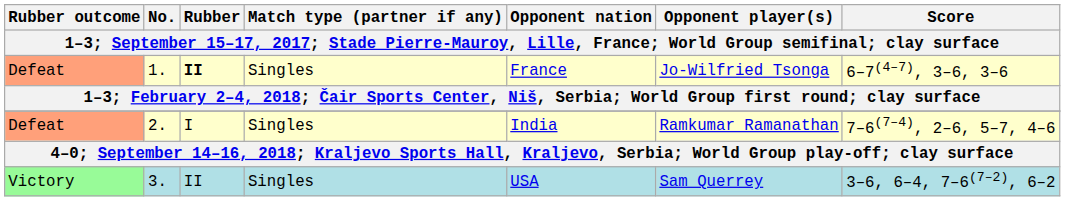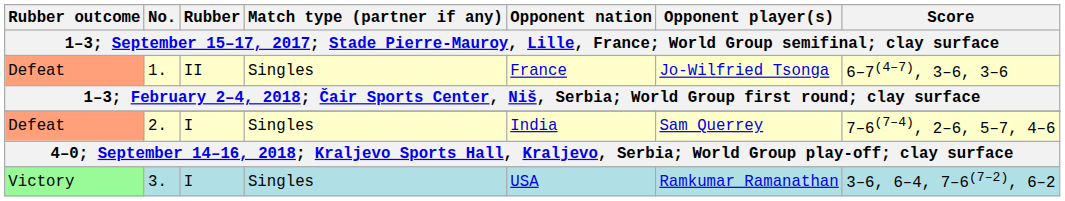(193, 71) bold -> (193, 71) normal
(749, 126) Ramkumar Ramanathan -> (711, 126) Sam Querrey
(193, 181) II -> (189, 181) I
(711, 181) Sam Querrey -> (749, 181) Ramkumar Ramanathan
